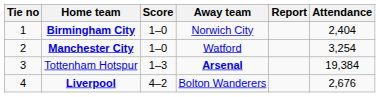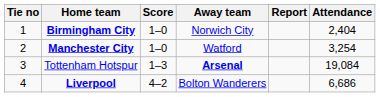(342, 65) 19,384 -> (342, 65) 19,084
(342, 83) 2,676 -> (342, 83) 6,686
